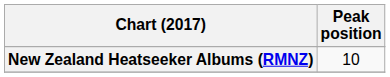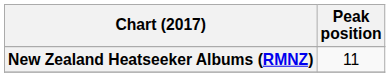(351, 59) 10 -> (351, 59) 11
